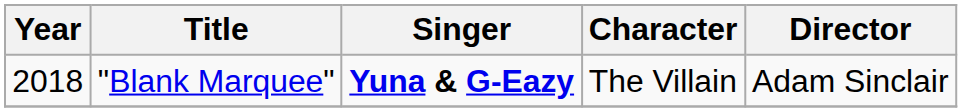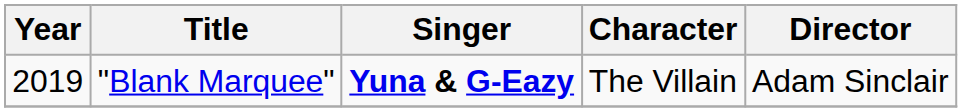(48, 80) 2018 -> (48, 80) 2019
